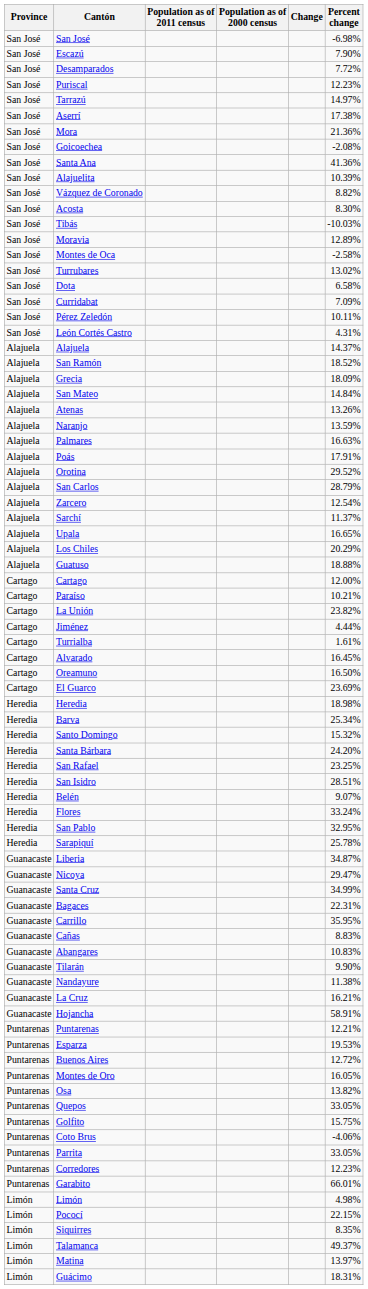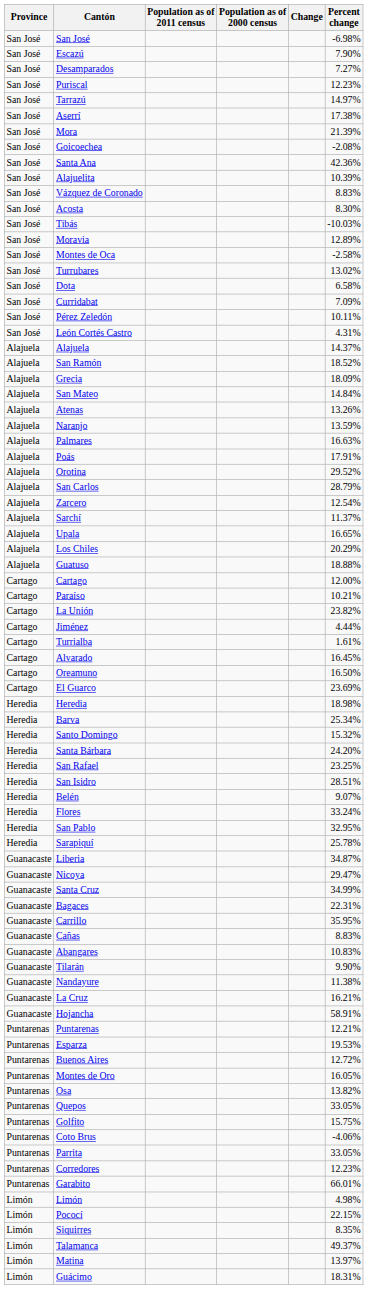(348, 69) 7.72% -> (348, 69) 7.27%
(346, 131) 21.36% -> (346, 131) 21.39%
(346, 162) 41.36% -> (346, 162) 42.36%
(348, 193) 8.82% -> (348, 193) 8.83%
